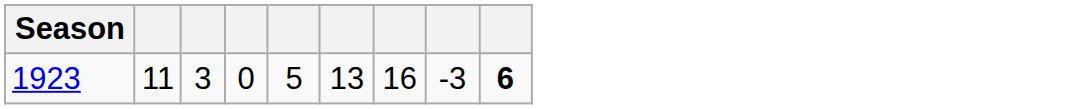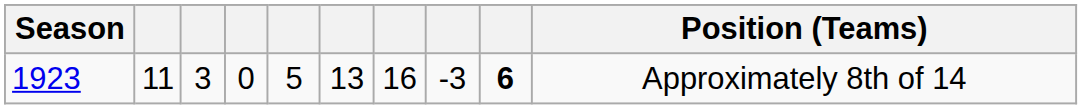+ column: (804, 28)
